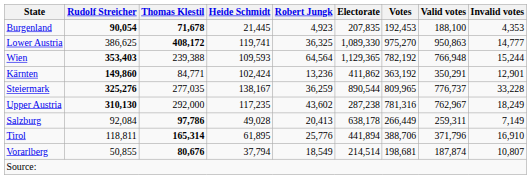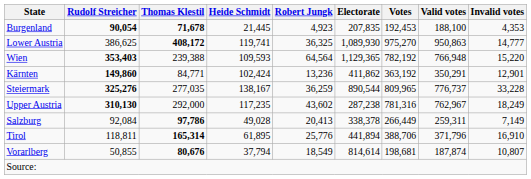(360, 43) 1,089,330 -> (360, 43) 1,089,930
(511, 58) 15,244 -> (511, 58) 15,220
(364, 120) 638,178 -> (364, 120) 338,378
(364, 151) 214,514 -> (364, 151) 814,614
